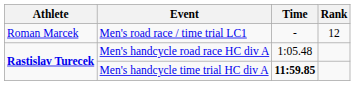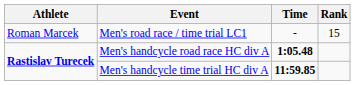(334, 33) 12 -> (334, 33) 15
(295, 52) normal -> (295, 52) bold
